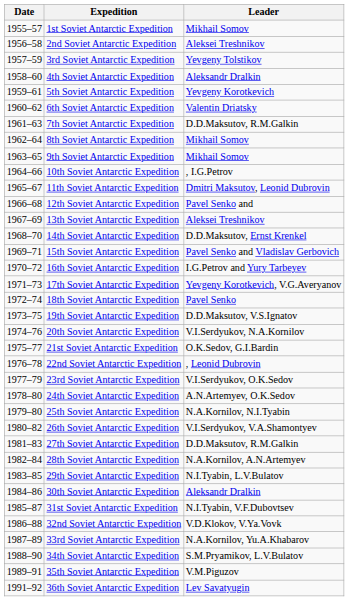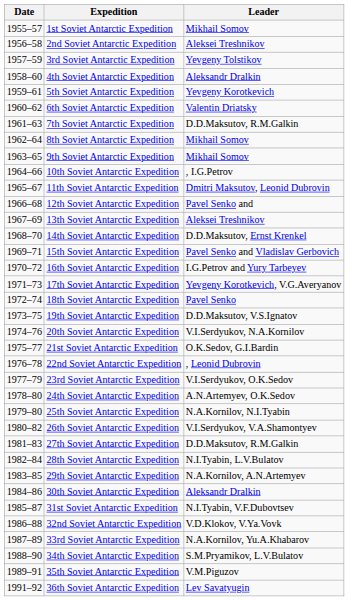(246, 460) N.A.Kornilov, A.N.Artemyev -> (235, 460) N.I.Tyabin, L.V.Bulatov
(235, 476) N.I.Tyabin, L.V.Bulatov -> (246, 476) N.A.Kornilov, A.N.Artemyev
